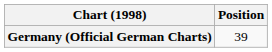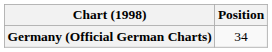(241, 36) 39 -> (241, 36) 34
